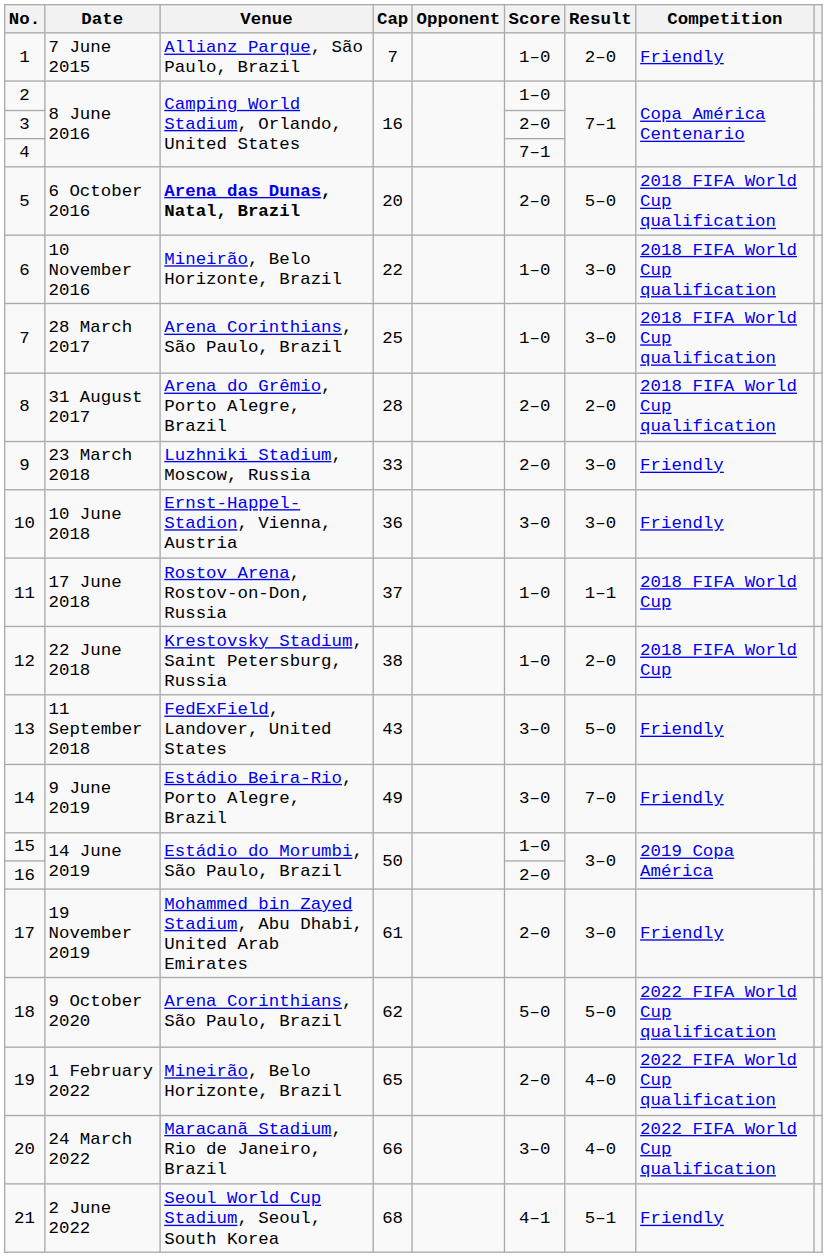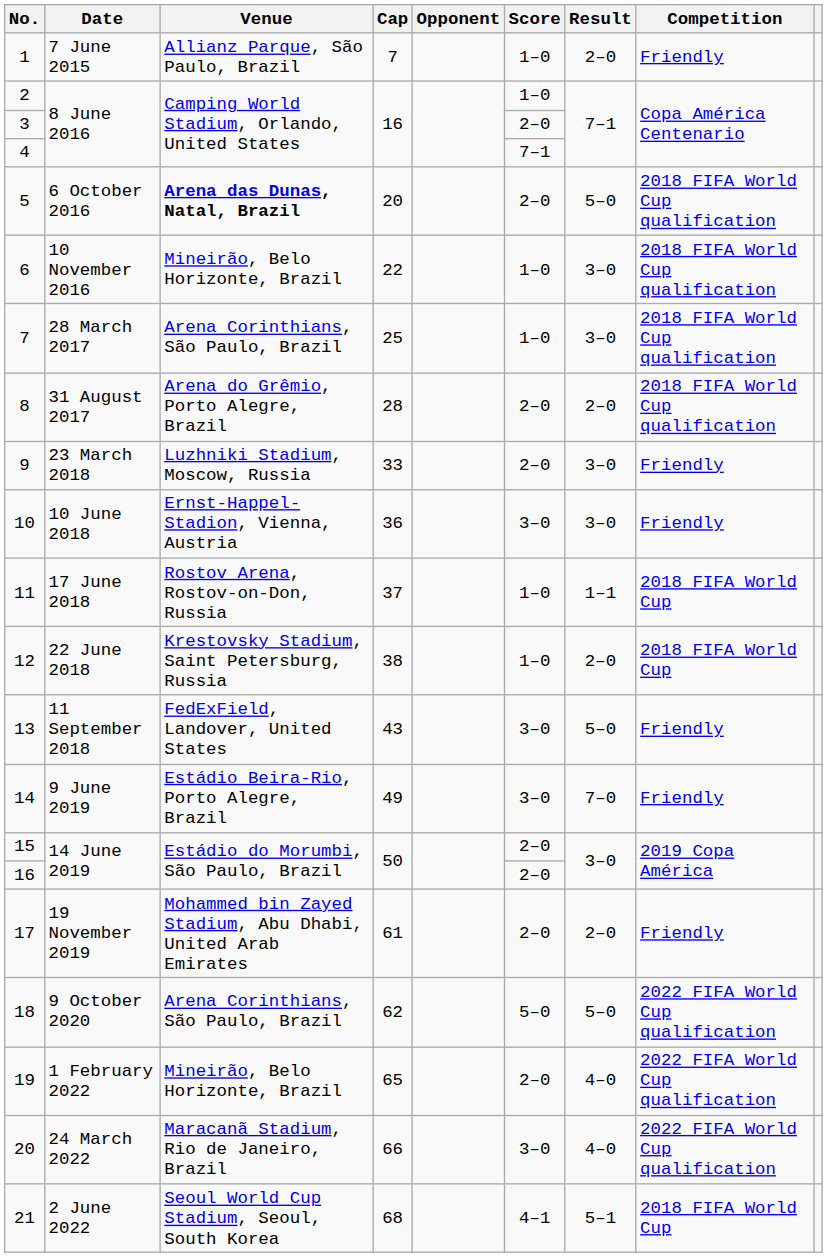(535, 847) 1–0 -> (535, 847) 2–0
(600, 934) 3–0 -> (600, 934) 2–0
(682, 1218) Friendly -> (719, 1218) 2018 FIFA World Cup
